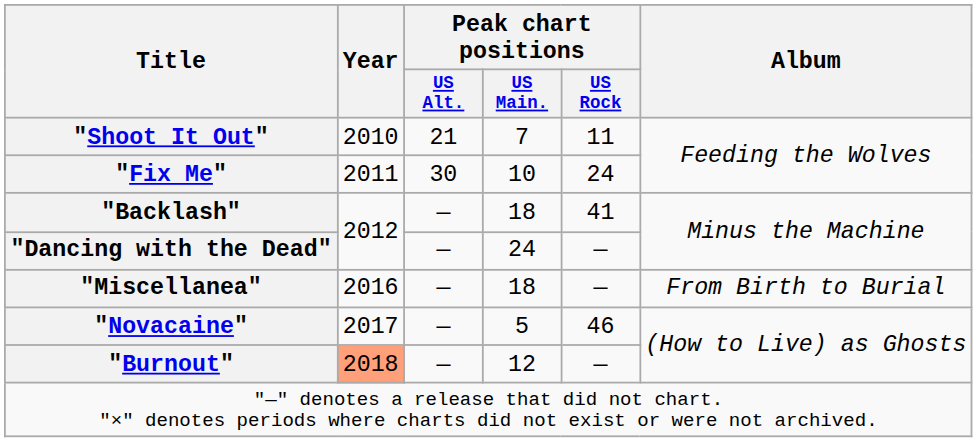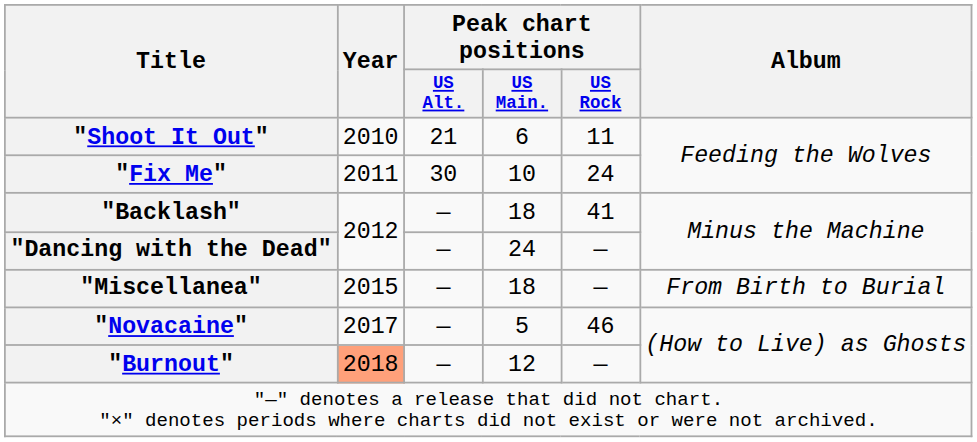(522, 137) 7 -> (522, 137) 6
(371, 288) 2016 -> (371, 288) 2015
